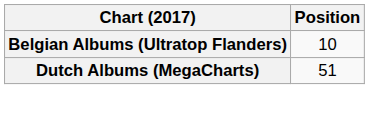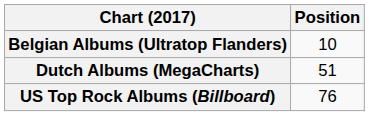+ row: (148, 96)
